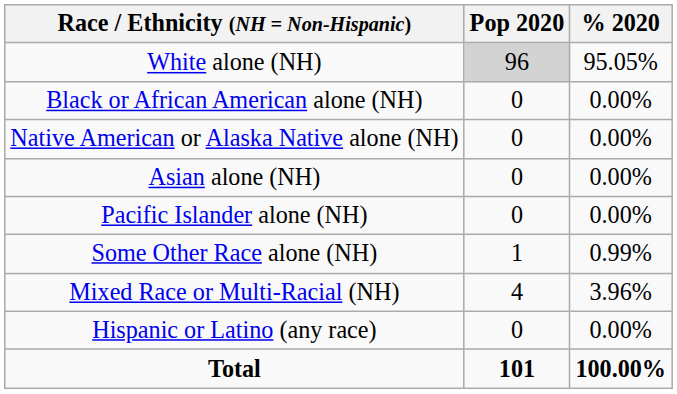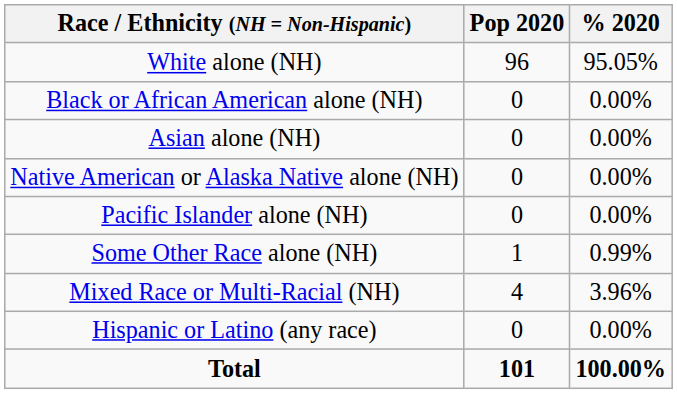(517, 61) lightgrey background -> (517, 61) no background
rows swapped: (234, 138) <-> (234, 176)
